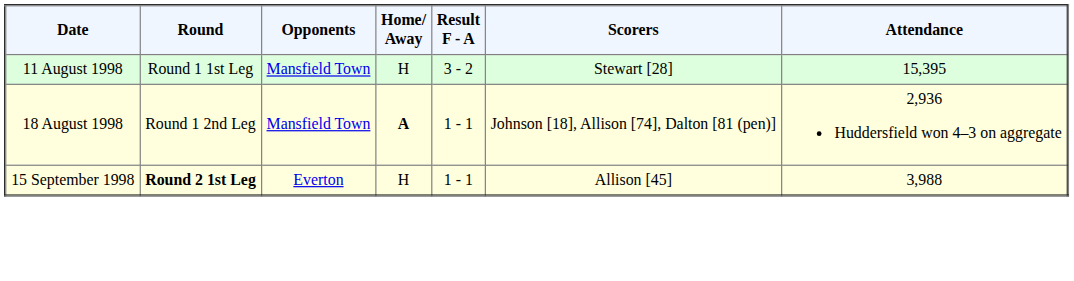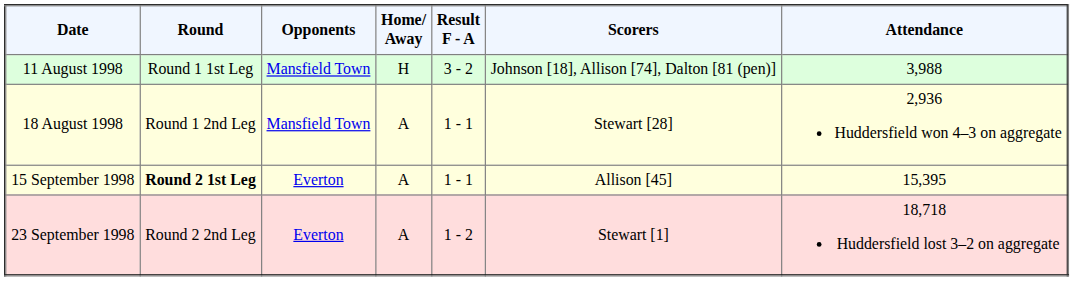(633, 69) Stewart [28] -> (633, 69) Johnson [18], Allison [74], Dalton [81 (pen)]
(924, 69) 15,395 -> (924, 69) 3,988
(404, 124) bold -> (404, 124) normal
(633, 124) Johnson [18], Allison [74], Dalton [81 (pen)] -> (633, 124) Stewart [28]
(404, 179) H -> (404, 179) A
(924, 179) 3,988 -> (924, 179) 15,395
+ row: (73, 234)
